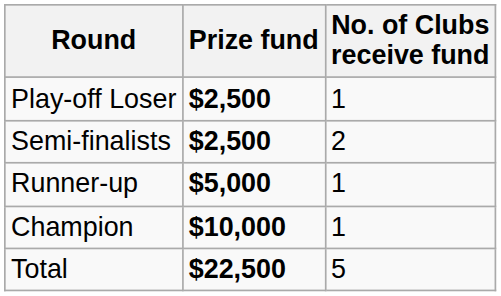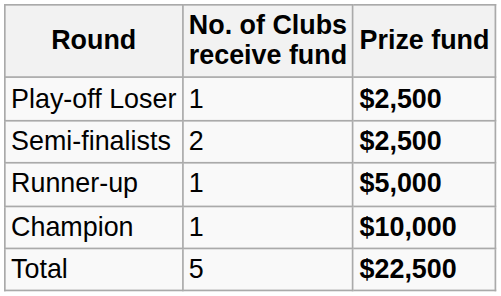columns swapped: (410, 40) <-> (254, 40)
